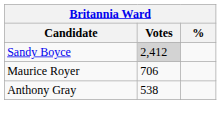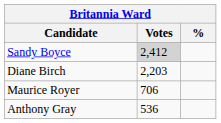+ row: (36, 71)
(149, 90) 538 -> (149, 109) 536
